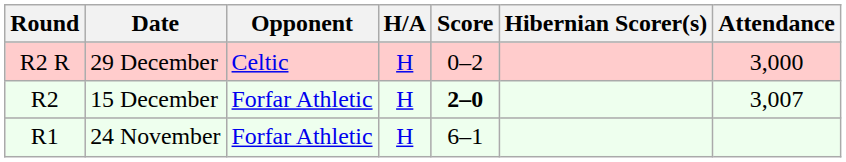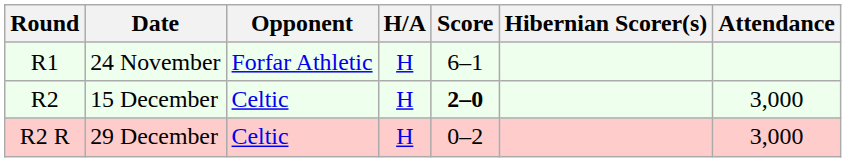rows swapped: (155, 136) <-> (154, 61)
(302, 99) Forfar Athletic -> (260, 99) Celtic
(777, 99) 3,007 -> (777, 99) 3,000
